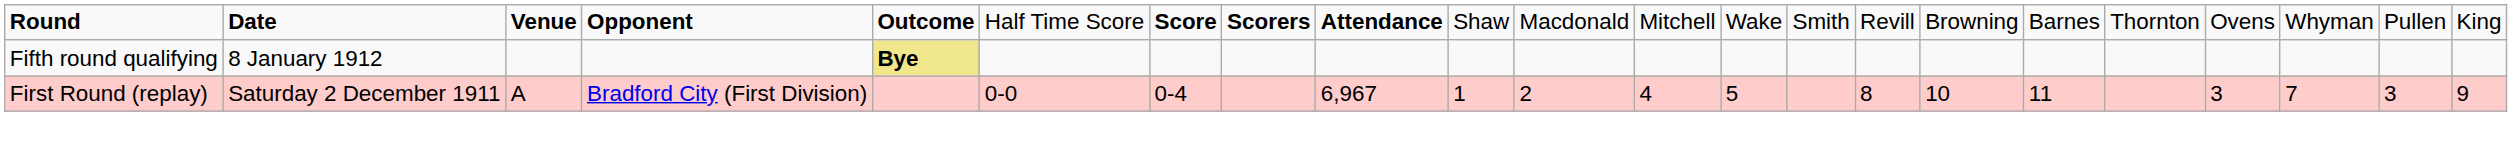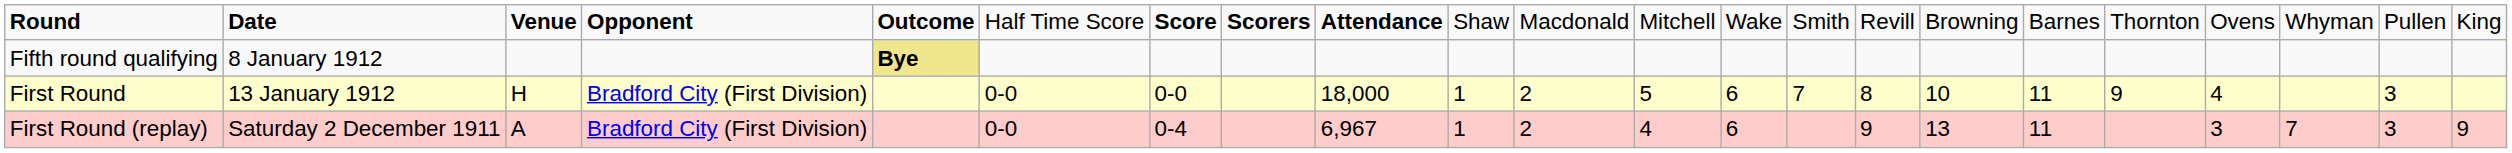+ row: (68, 93)
(1732, 93) 5 -> (1732, 128) 6
(1866, 93) 8 -> (1866, 128) 9
(1938, 93) 10 -> (1938, 128) 13
